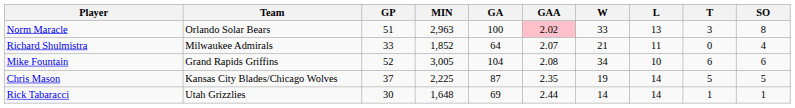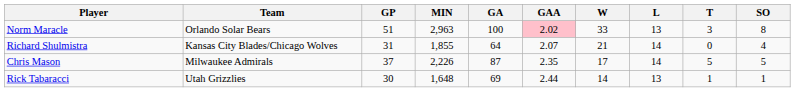(229, 45) Milwaukee Admirals -> (261, 45) Kansas City Blades/Chicago Wolves
(388, 45) 33 -> (388, 45) 31
(442, 45) 1,852 -> (442, 45) 1,855
(656, 45) 11 -> (656, 45) 14
- row: (37, 62)
(261, 78) Kansas City Blades/Chicago Wolves -> (229, 62) Milwaukee Admirals
(442, 78) 2,225 -> (442, 62) 2,226
(603, 78) 19 -> (603, 62) 17
(656, 95) 14 -> (656, 78) 13
